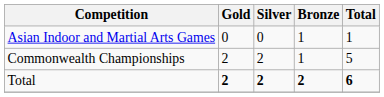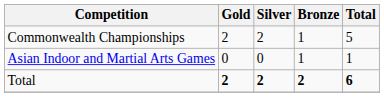rows swapped: (96, 59) <-> (111, 37)
